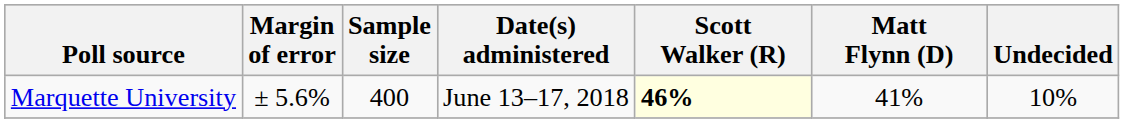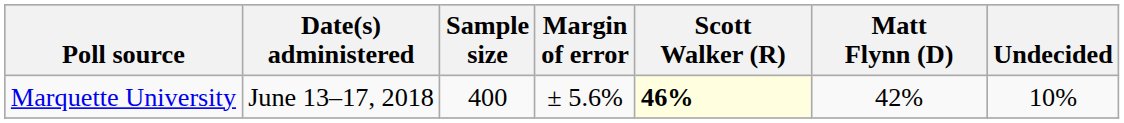columns swapped: (536, 40) <-> (292, 40)
(899, 96) 41% -> (899, 96) 42%
